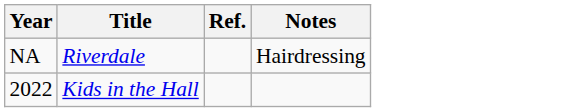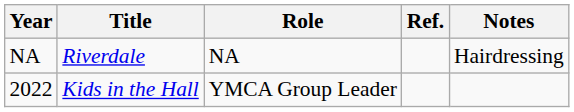+ column: (303, 21)
